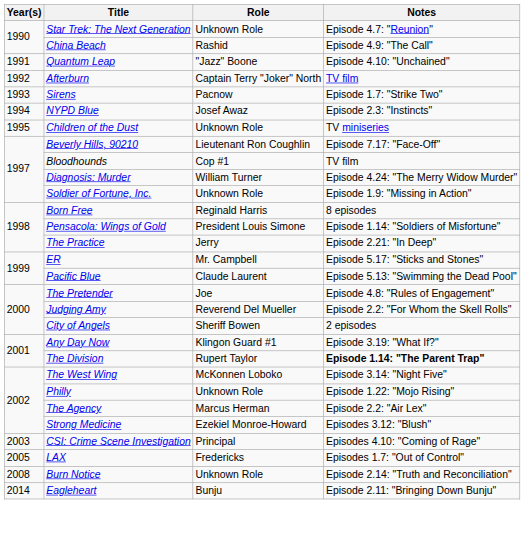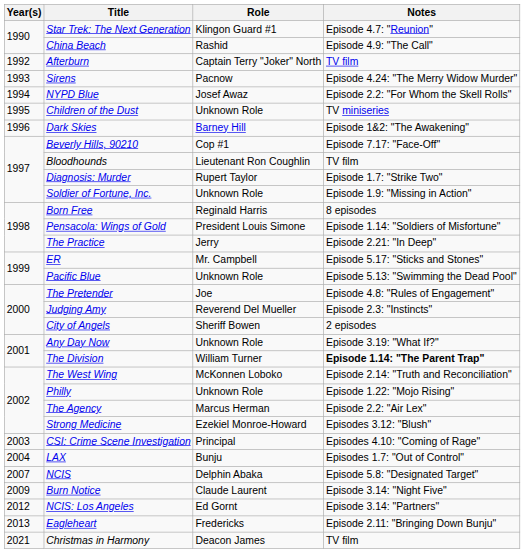(229, 29) Unknown Role -> (236, 29) Klingon Guard #1
- row: (81, 62)
(384, 95) Episode 1.7: "Strike Two" -> (422, 78) Episode 4.24: "The Merry Widow Murder"
(379, 111) Episode 2.3: "Instincts" -> (419, 95) Episode 2.2: "For Whom the Skell Rolls"
+ row: (71, 128)
(253, 144) Lieutenant Ron Coughlin -> (212, 144) Cop #1
(212, 161) Cop #1 -> (253, 161) Lieutenant Ron Coughlin
(229, 177) William Turner -> (226, 177) Rupert Taylor
(422, 177) Episode 4.24: "The Merry Widow Murder" -> (384, 177) Episode 1.7: "Strike Two"
(231, 276) Claude Laurent -> (229, 276) Unknown Role
(419, 309) Episode 2.2: "For Whom the Skell Rolls" -> (379, 309) Episode 2.3: "Instincts"
(236, 342) Klingon Guard #1 -> (229, 342) Unknown Role
(226, 359) Rupert Taylor -> (229, 359) William Turner
(386, 375) Episode 3.14: "Night Five" -> (419, 375) Episode 2.14: "Truth and Reconciliation"
(18, 458) 2005 -> (18, 458) 2004
(220, 458) Fredericks -> (209, 458) Bunju
+ row: (59, 474)
(18, 474) 2008 -> (18, 491) 2009
(229, 474) Unknown Role -> (231, 491) Claude Laurent
(419, 474) Episode 2.14: "Truth and Reconciliation" -> (386, 491) Episode 3.14: "Night Five"
+ row: (90, 507)
(18, 491) 2014 -> (18, 524) 2013
(209, 491) Bunju -> (220, 524) Fredericks
+ row: (98, 540)
